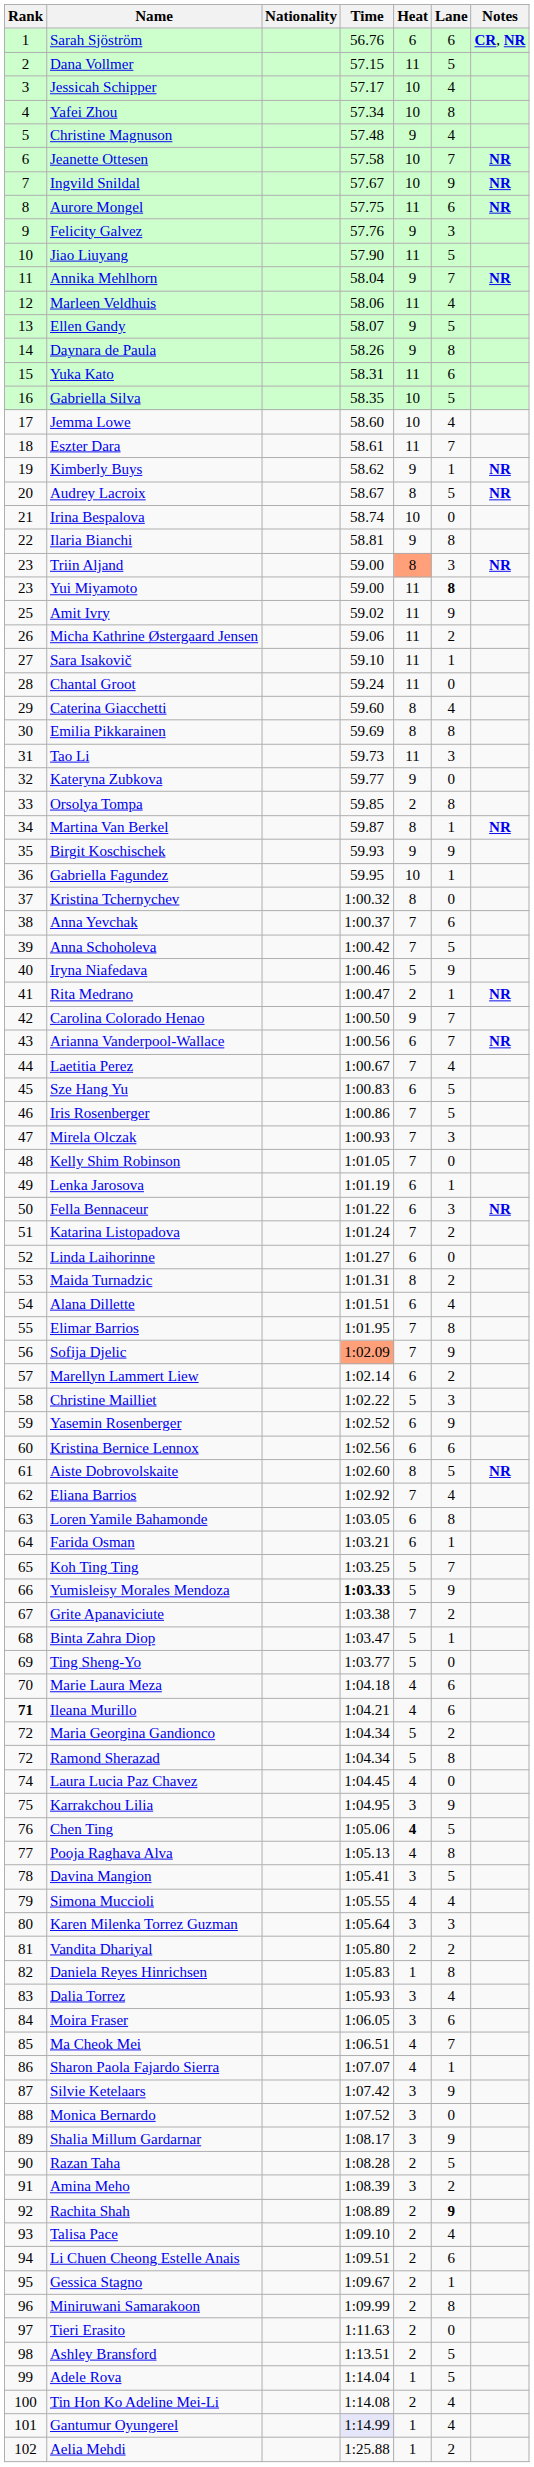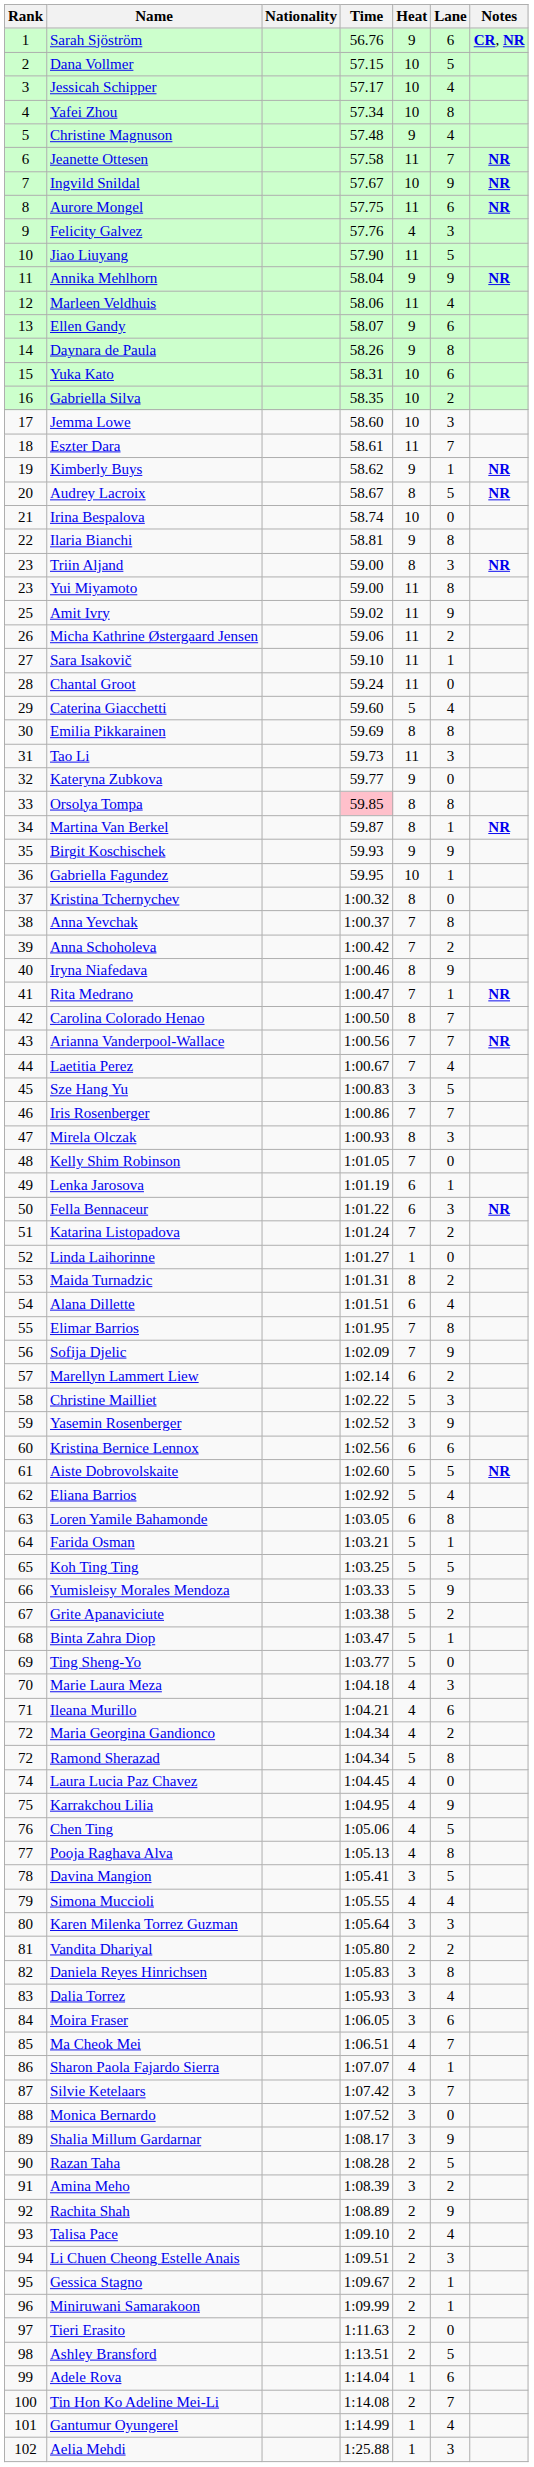(413, 40) 6 -> (412, 40) 9
(413, 64) 11 -> (412, 64) 10
(413, 159) 10 -> (412, 159) 11
(413, 231) 9 -> (412, 231) 4
(451, 278) 7 -> (450, 278) 9
(451, 326) 5 -> (450, 326) 6
(413, 374) 11 -> (412, 374) 10
(451, 398) 5 -> (450, 398) 2
(451, 421) 4 -> (450, 421) 3
(413, 565) lightsalmon background -> (412, 565) no background
(451, 588) bold -> (450, 588) normal
(413, 708) 8 -> (412, 708) 5
(367, 803) no background -> (367, 803) pink background
(413, 803) 2 -> (412, 803) 8
(451, 922) 6 -> (450, 922) 8
(451, 946) 5 -> (450, 946) 2
(413, 970) 5 -> (412, 970) 8
(413, 994) 2 -> (412, 994) 7
(413, 1018) 9 -> (412, 1018) 8
(413, 1042) 6 -> (412, 1042) 7
(413, 1089) 6 -> (412, 1089) 3
(451, 1113) 5 -> (450, 1113) 7
(413, 1137) 7 -> (412, 1137) 8
(413, 1256) 6 -> (412, 1256) 1
(367, 1352) lightsalmon background -> (367, 1352) no background
(413, 1423) 6 -> (412, 1423) 3
(413, 1471) 8 -> (412, 1471) 5
(413, 1495) 7 -> (412, 1495) 5
(413, 1542) 6 -> (412, 1542) 5
(451, 1566) 7 -> (450, 1566) 5
(367, 1590) bold -> (367, 1590) normal
(413, 1614) 7 -> (412, 1614) 5
(451, 1686) 6 -> (450, 1686) 3
(25, 1709) bold -> (25, 1709) normal
(413, 1733) 5 -> (412, 1733) 4
(413, 1805) 3 -> (412, 1805) 4
(413, 1829) bold -> (412, 1829) normal
(413, 1972) 1 -> (412, 1972) 3
(451, 2091) 9 -> (450, 2091) 7
(451, 2210) bold -> (450, 2210) normal
(451, 2258) 6 -> (450, 2258) 3
(451, 2306) 8 -> (450, 2306) 1
(451, 2377) 5 -> (450, 2377) 6
(451, 2401) 4 -> (450, 2401) 7
(367, 2425) lavender background -> (367, 2425) no background
(451, 2449) 2 -> (450, 2449) 3
